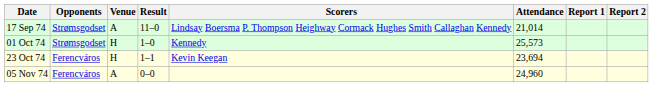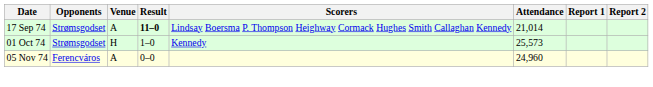(150, 27) normal -> (150, 27) bold
- row: (26, 58)
